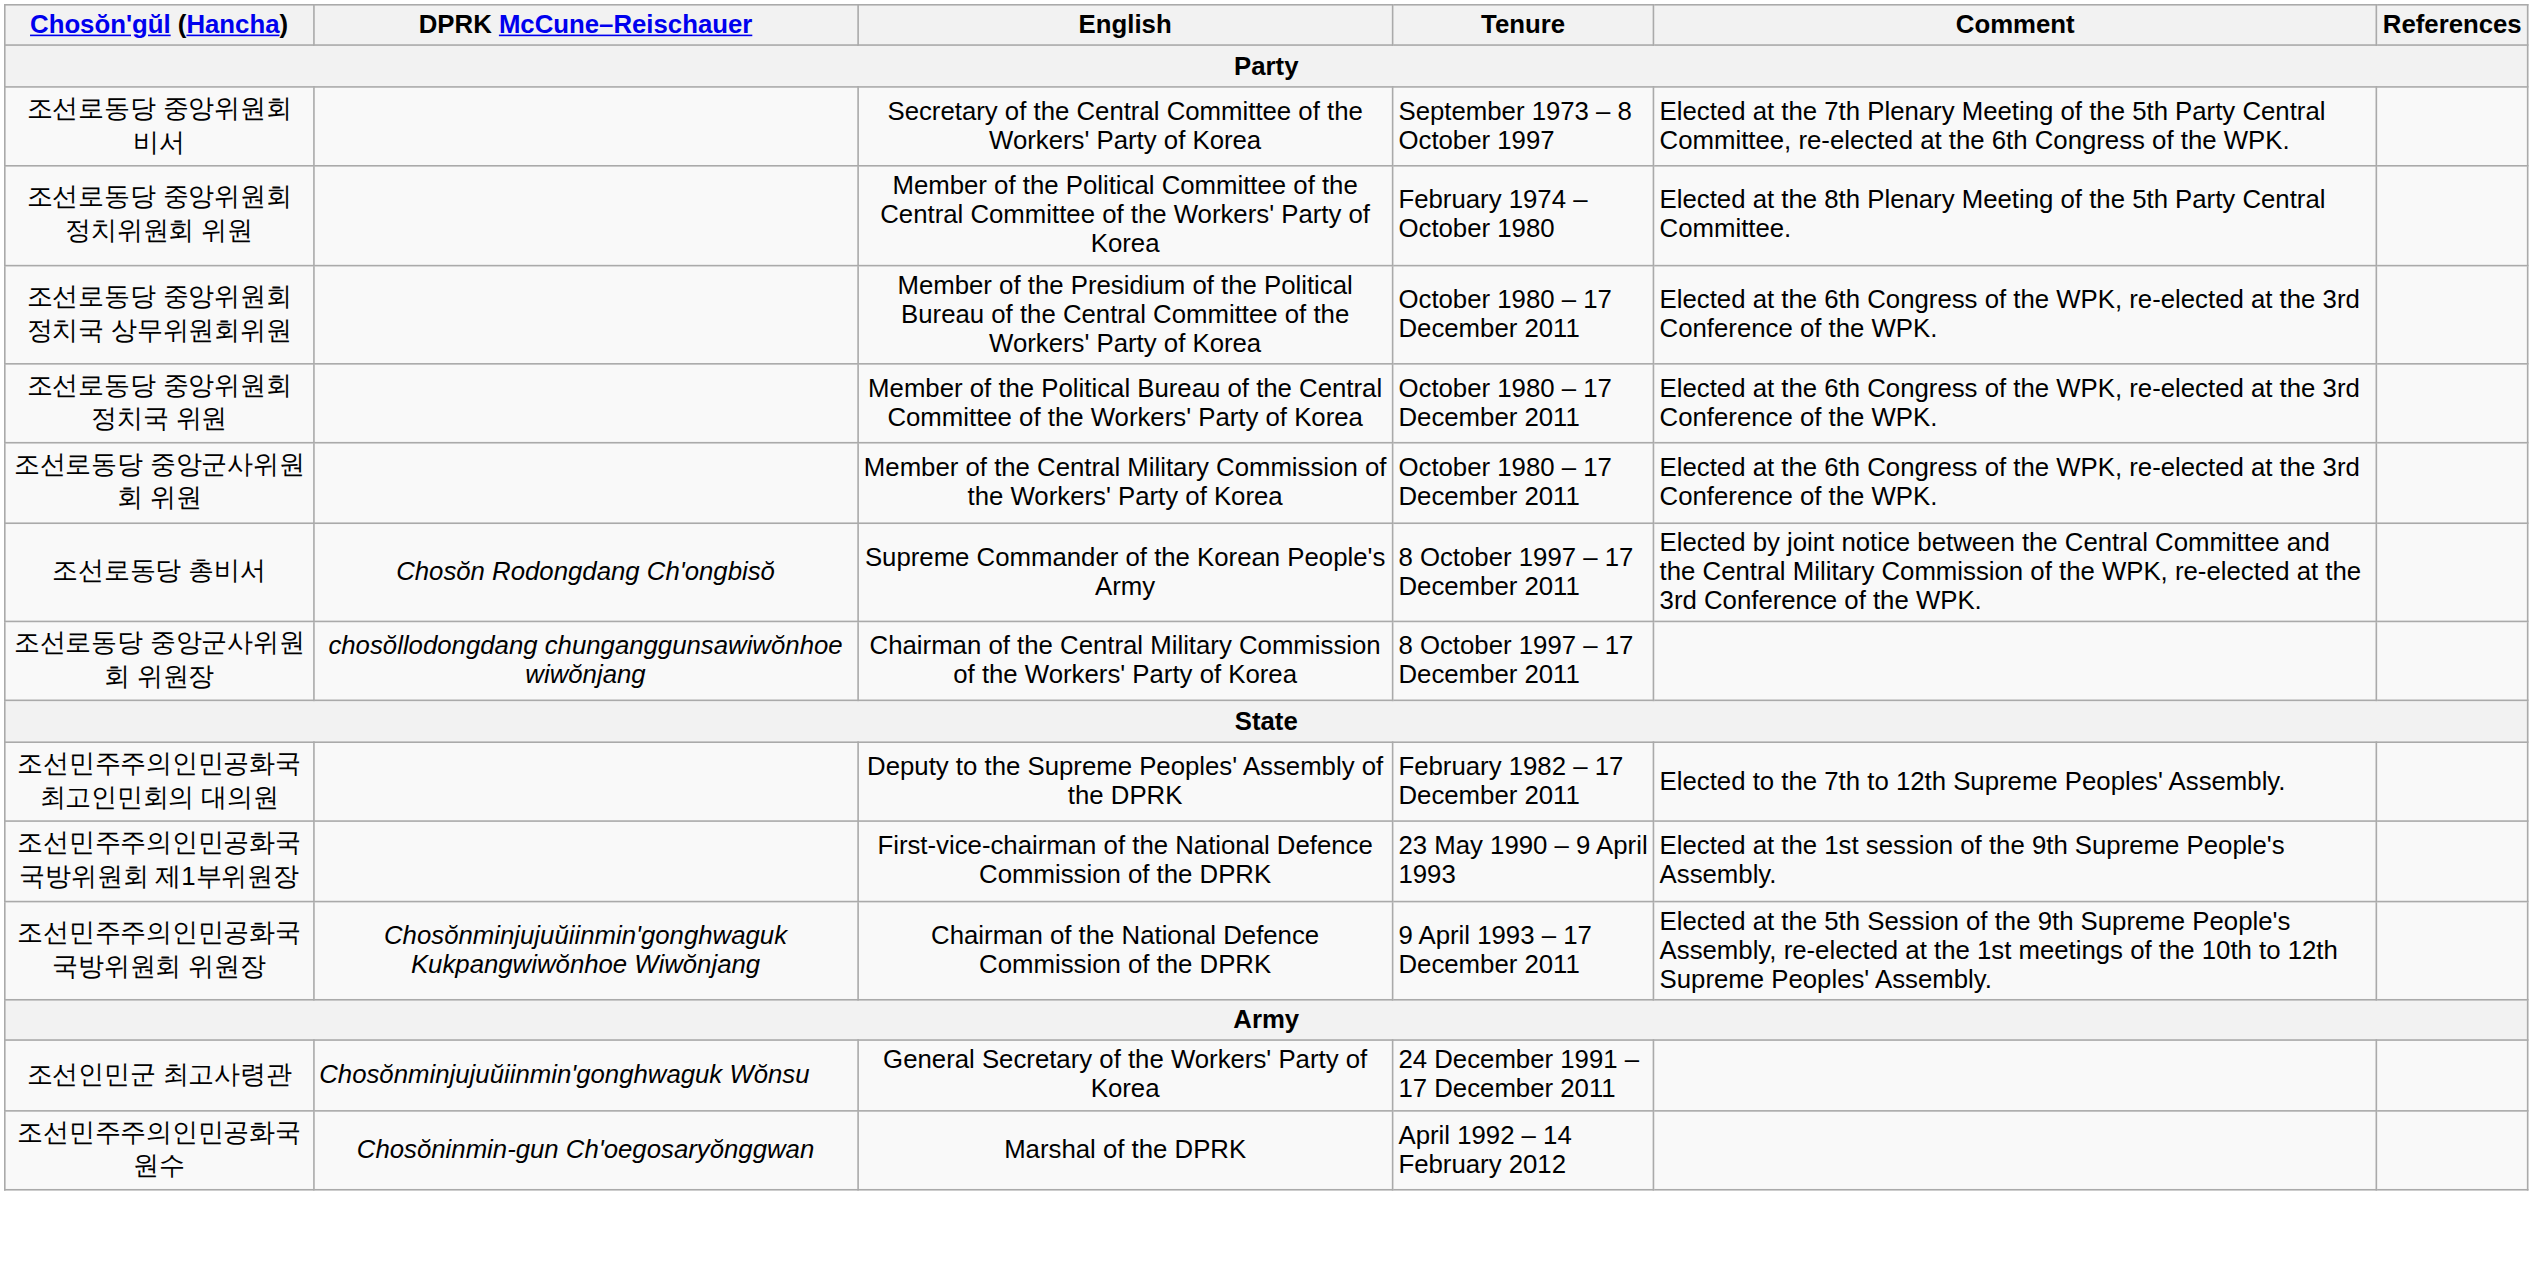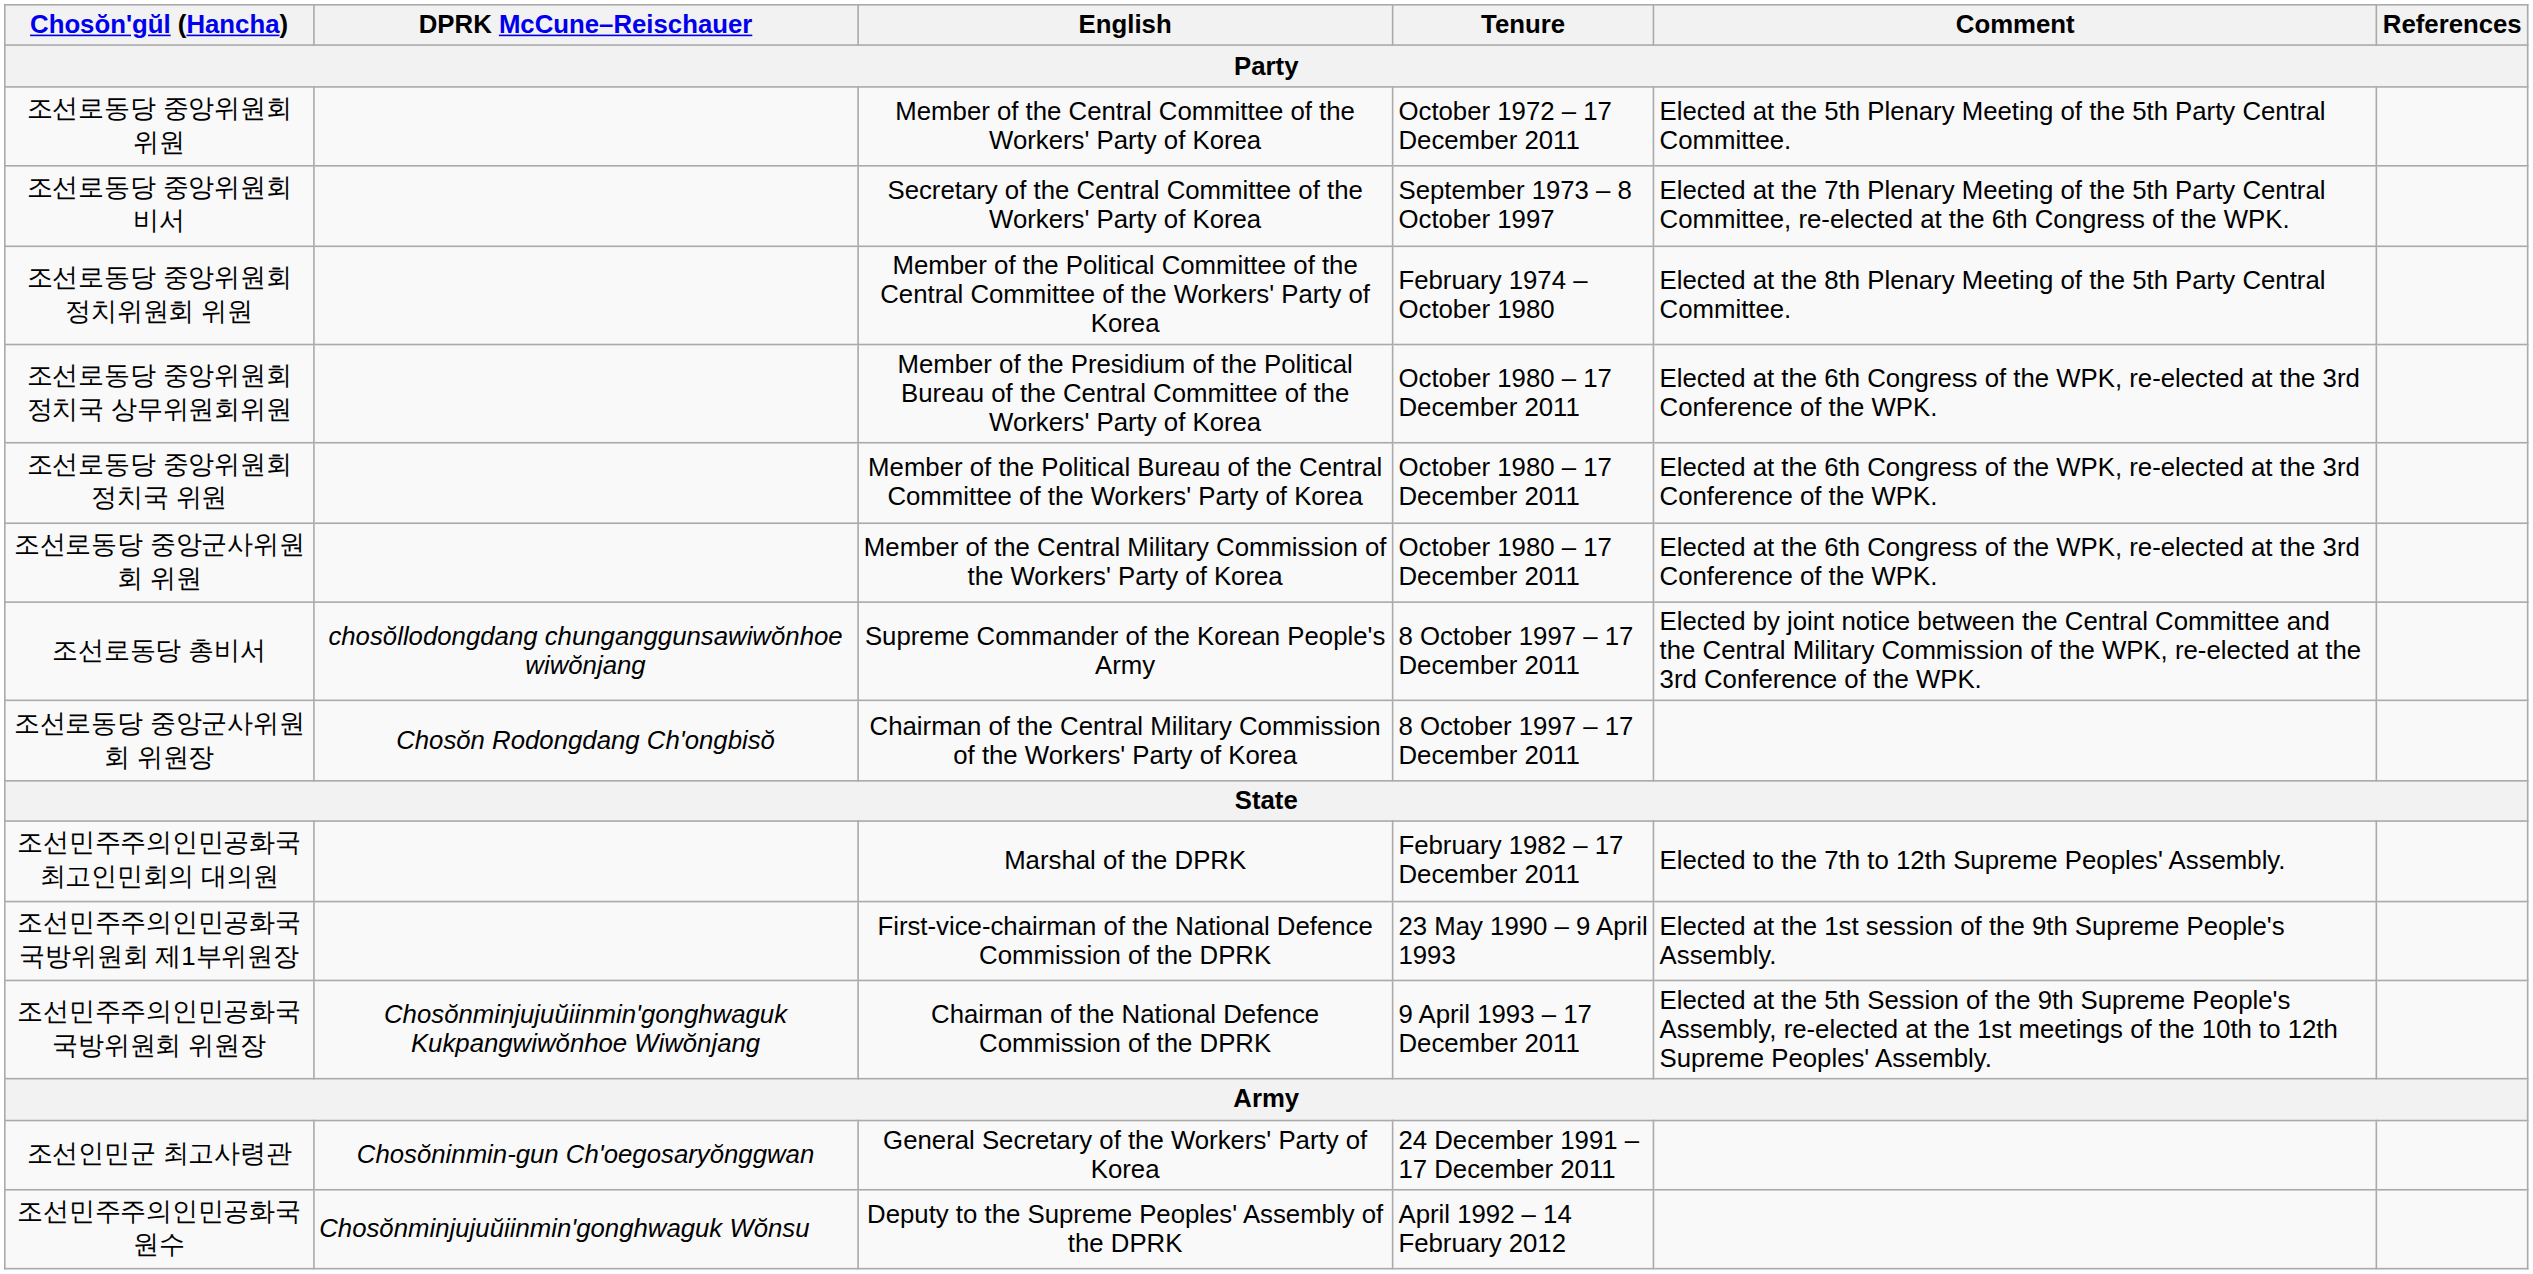+ row: (159, 125)
(586, 571) Chosŏn Rodongdang Ch'ongbisŏ -> (586, 651) chosŏllodongdang chunganggunsawiwŏnhoe wiwŏnjang
(586, 660) chosŏllodongdang chunganggunsawiwŏnhoe wiwŏnjang -> (586, 740) Chosŏn Rodongdang Ch'ongbisŏ
(1125, 781) Deputy to the Supreme Peoples' Assembly of the DPRK -> (1125, 860) Marshal of the DPRK
(564, 1075) Chosŏnminjujuŭiinmin'gonghwaguk Wŏnsu -> (586, 1154) Chosŏninmin-gun Ch'oegosaryŏnggwan
(586, 1149) Chosŏninmin-gun Ch'oegosaryŏnggwan -> (564, 1229) Chosŏnminjujuŭiinmin'gonghwaguk Wŏnsu
(1125, 1149) Marshal of the DPRK -> (1125, 1229) Deputy to the Supreme Peoples' Assembly of the DPRK
